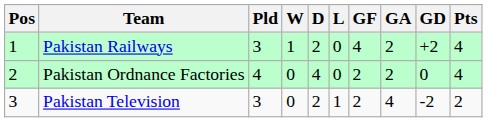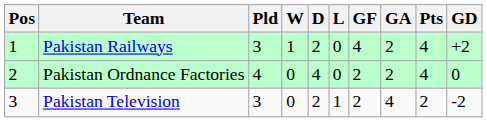columns swapped: (433, 18) <-> (466, 18)
